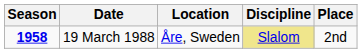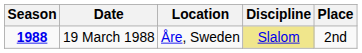(32, 37) 1958 -> (32, 37) 1988
